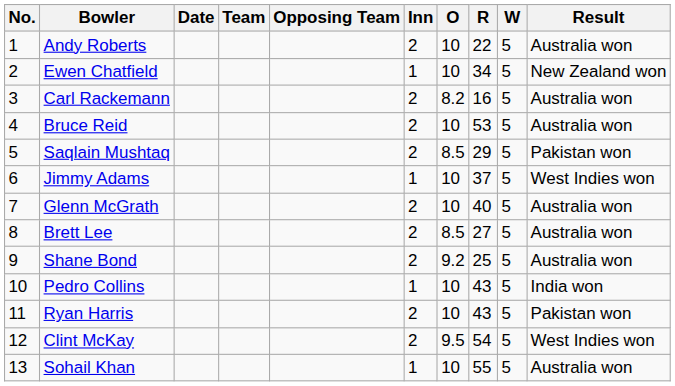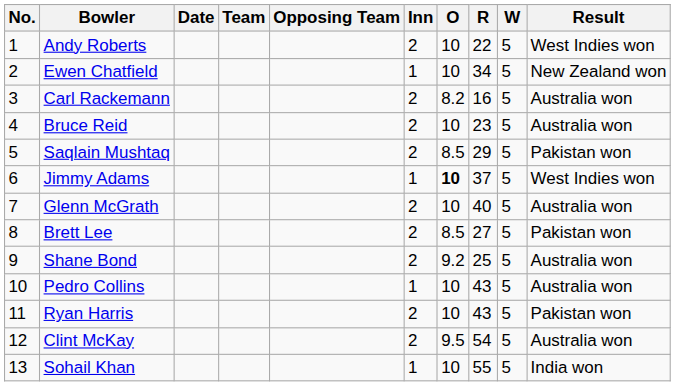(582, 44) Australia won -> (593, 44) West Indies won
(482, 125) 53 -> (482, 125) 23
(451, 179) normal -> (451, 179) bold
(582, 233) Australia won -> (581, 233) Pakistan won
(567, 286) India won -> (582, 286) Australia won
(593, 340) West Indies won -> (582, 340) Australia won
(582, 367) Australia won -> (567, 367) India won
